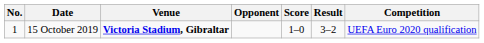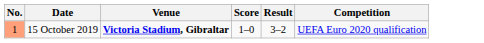- column: (257, 12)
(15, 29) no background -> (15, 29) lightsalmon background
